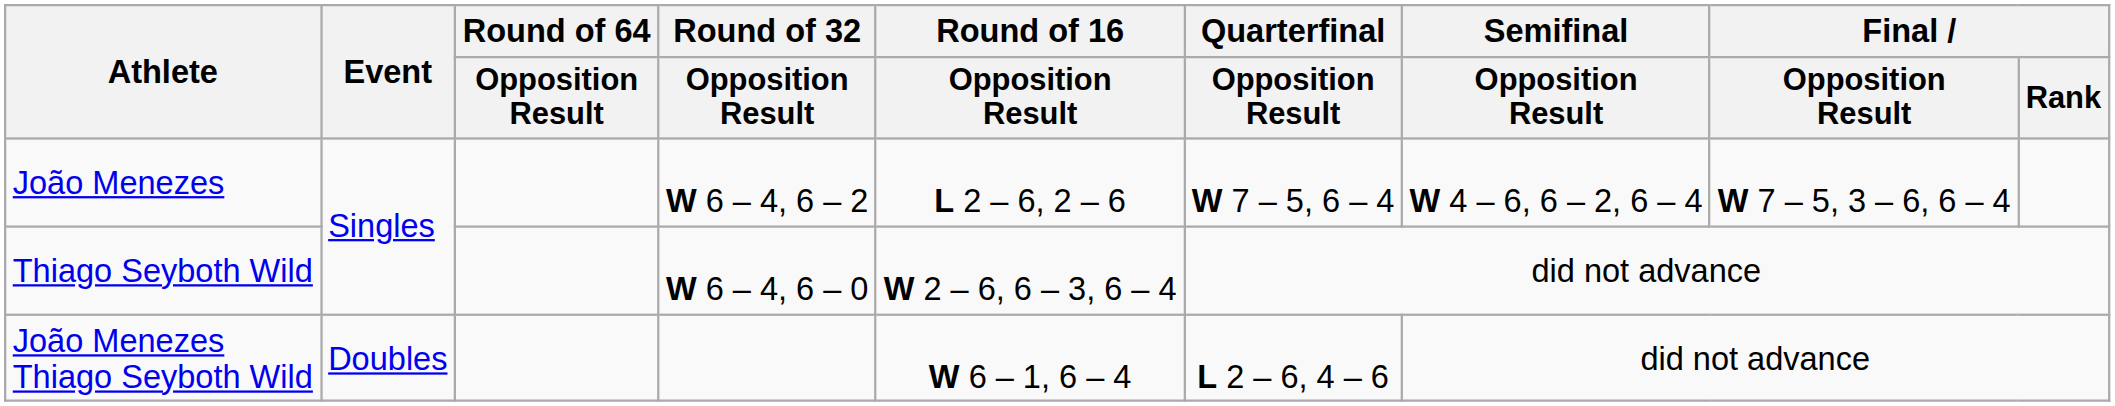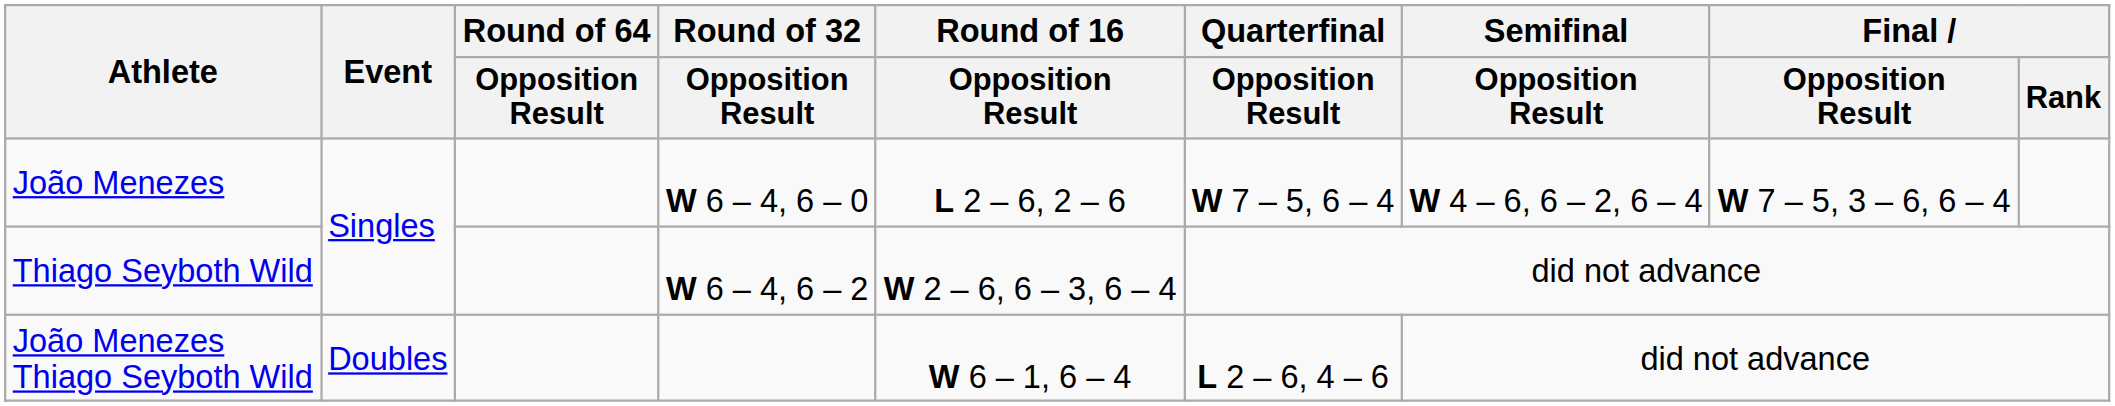(767, 201) W 6 – 4, 6 – 2 -> (767, 201) W 6 – 4, 6 – 0
(767, 289) W 6 – 4, 6 – 0 -> (767, 289) W 6 – 4, 6 – 2
